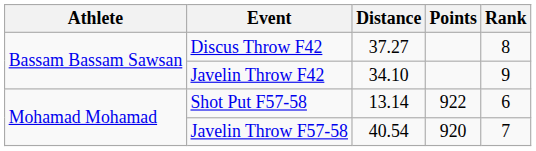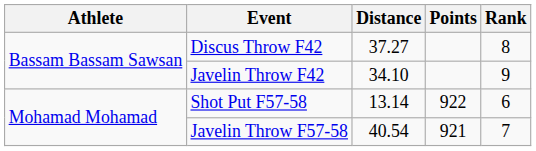(453, 131) 920 -> (453, 131) 921
